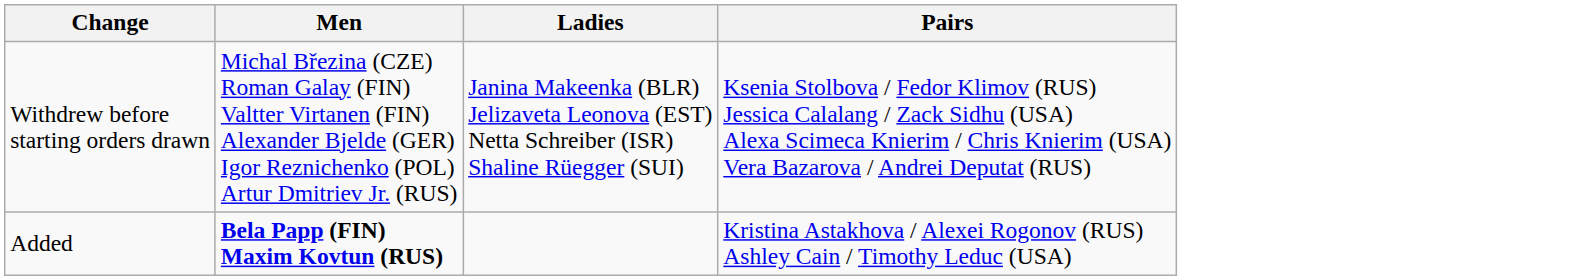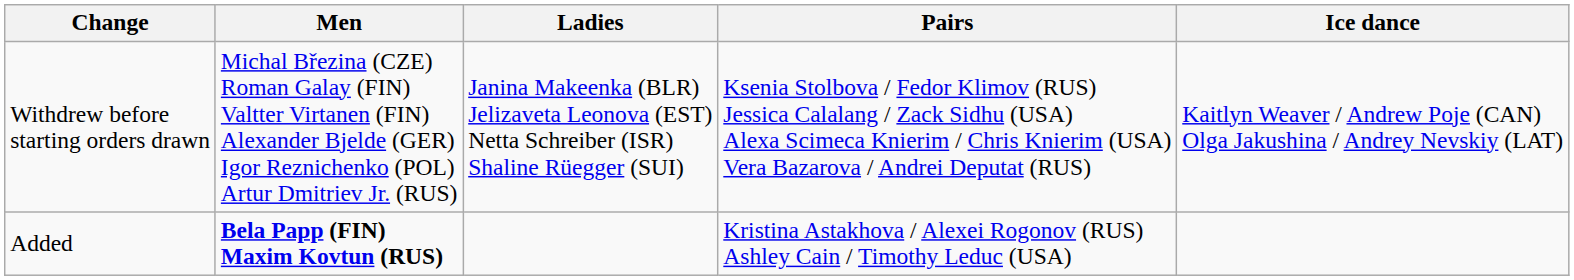+ column: (1373, 23)
